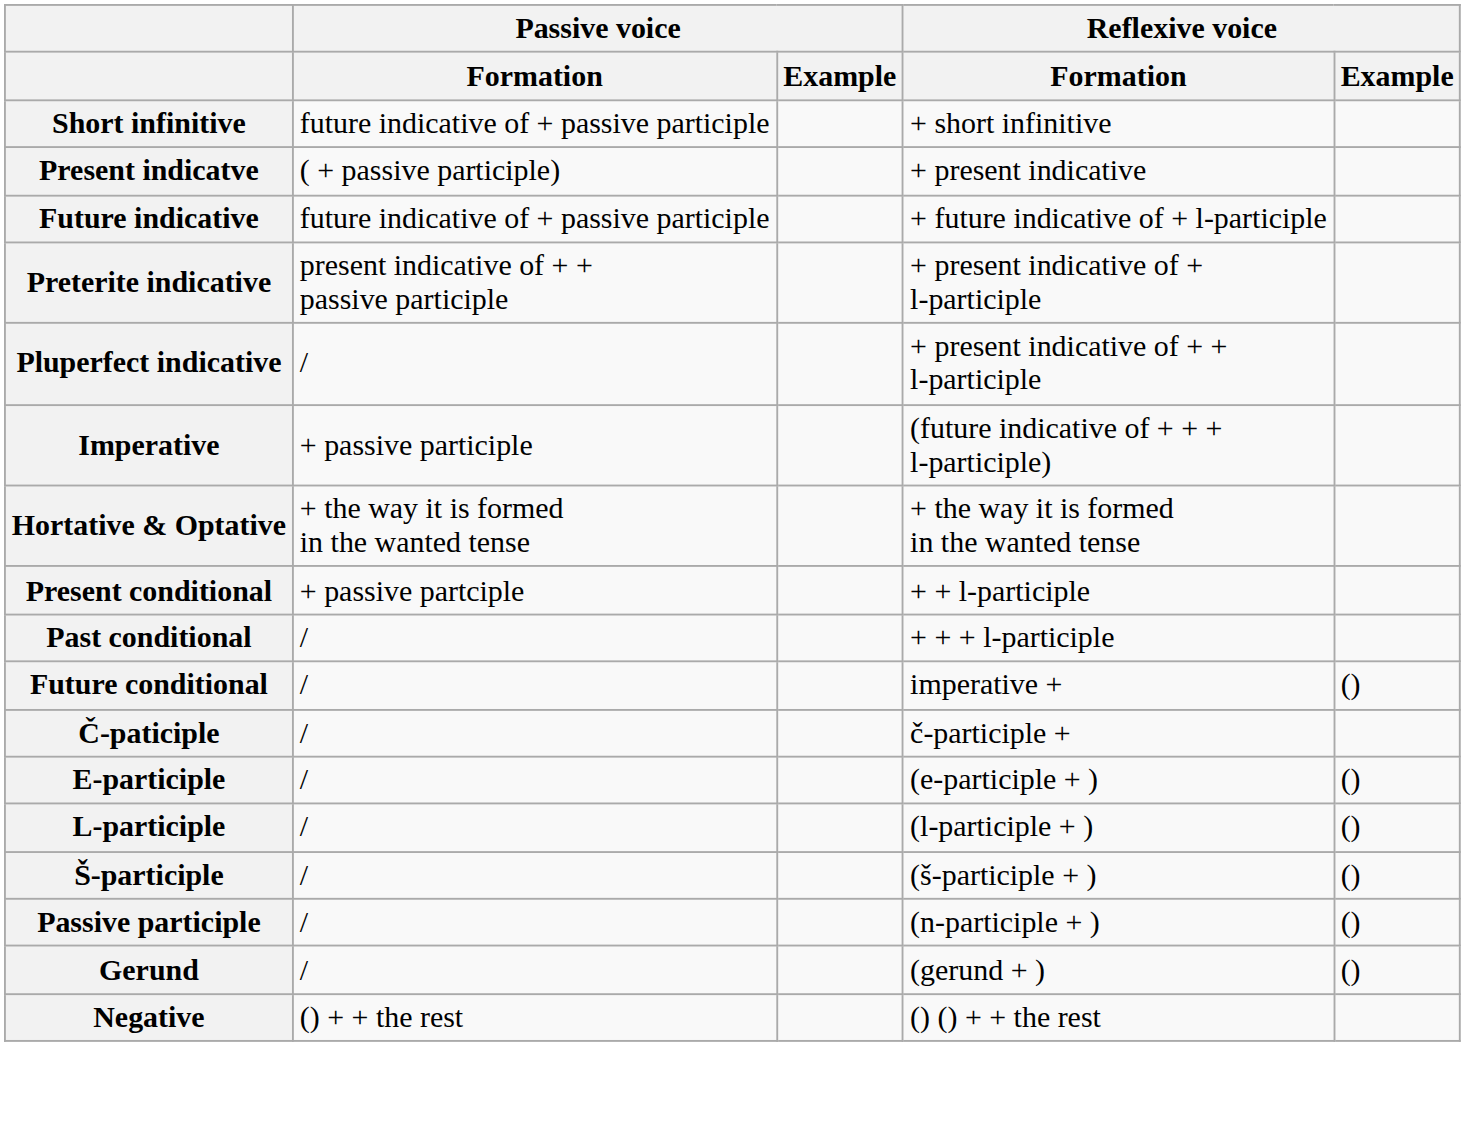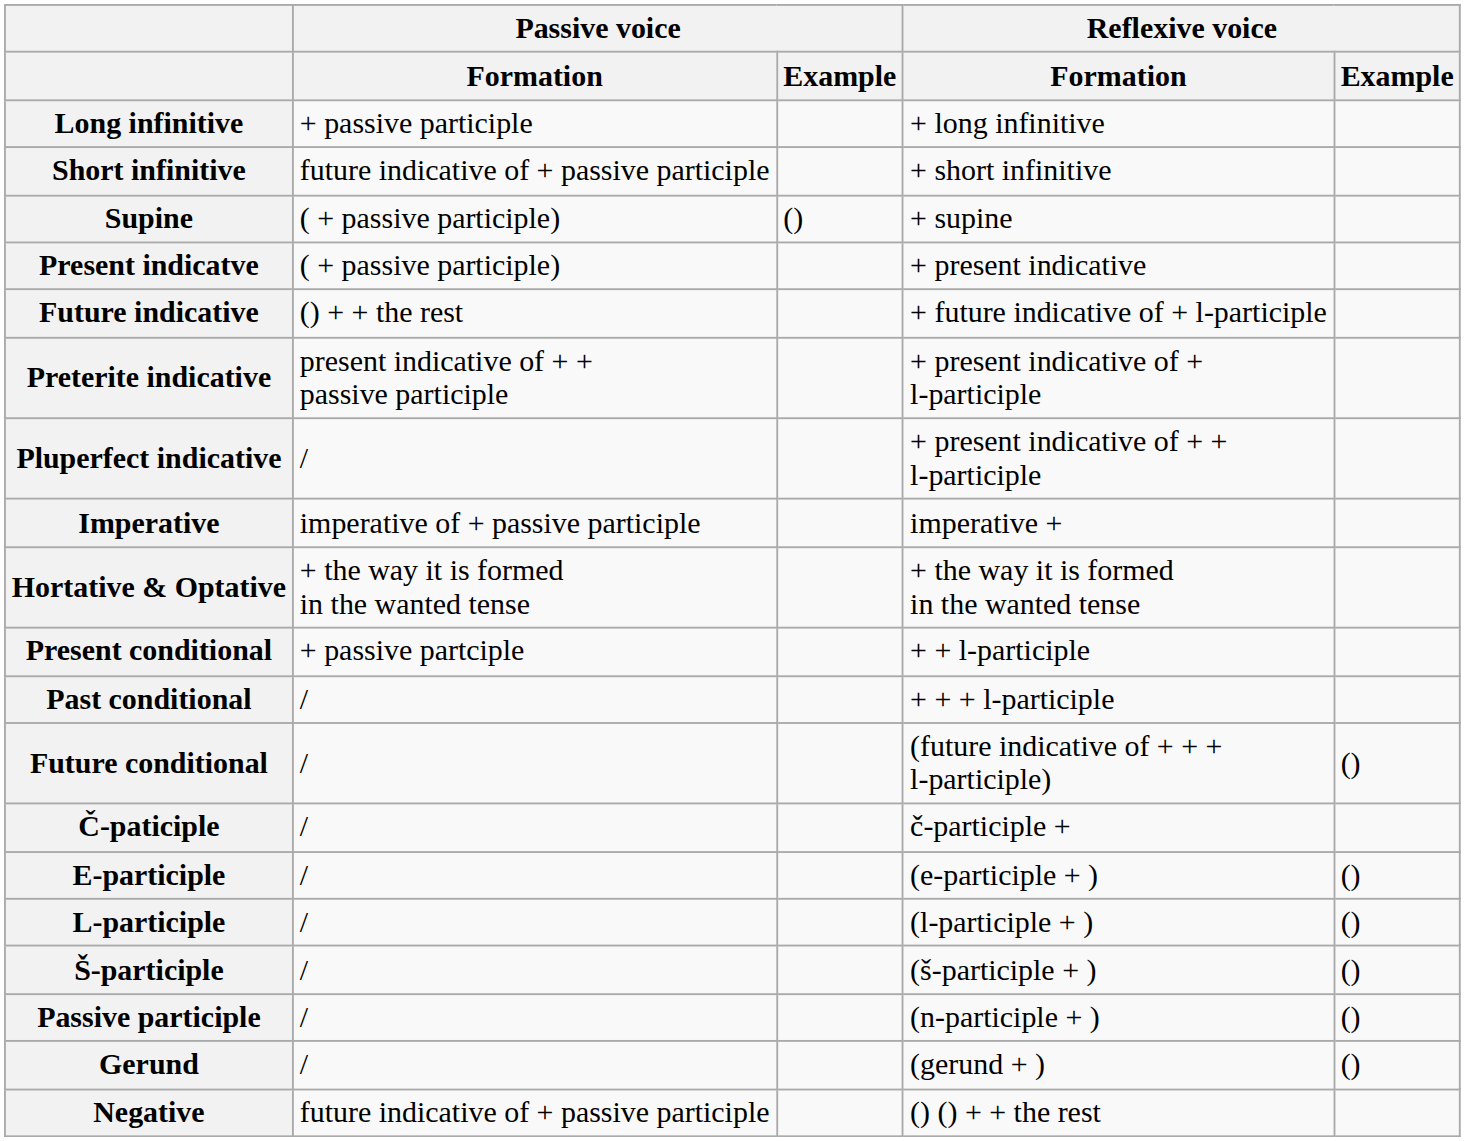+ row: (149, 123)
+ row: (149, 218)
(535, 218) future indicative of + passive participle -> (381, 312) () + + the rest
(416, 444) + passive participle -> (500, 522) imperative of + passive participle
(1066, 444) (future indicative of + + + l-participle) -> (986, 522) imperative +
(986, 684) imperative + -> (1066, 762) (future indicative of + + + l-participle)
(381, 1016) () + + the rest -> (535, 1111) future indicative of + passive participle
